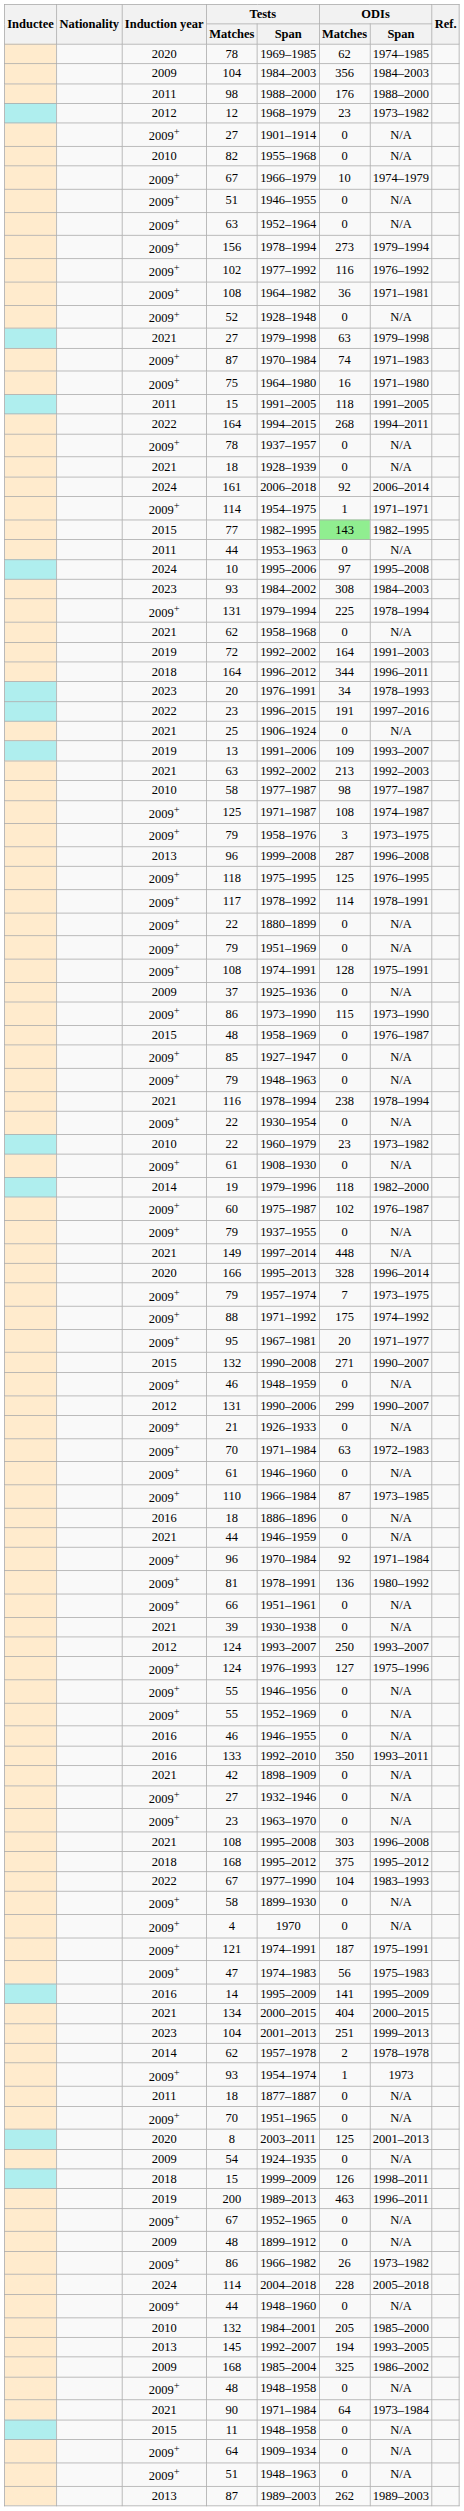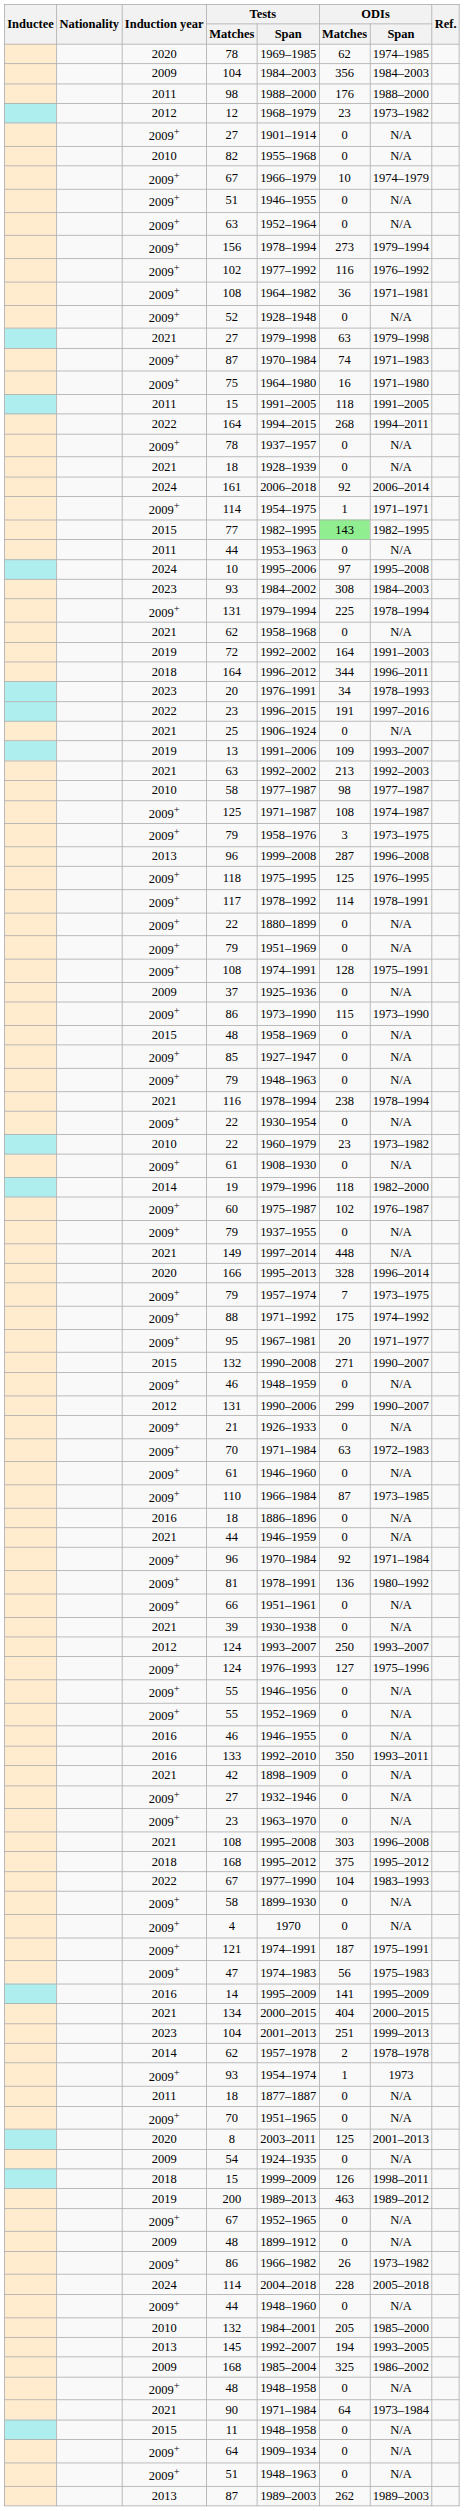(401, 1035) 1976–1987 -> (401, 1035) N/A
(401, 2198) 1996–2011 -> (401, 2198) 1989–2012
